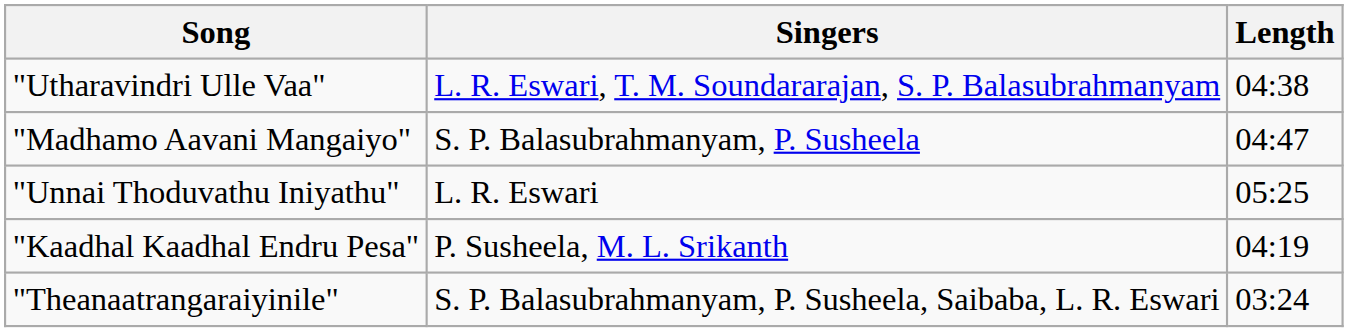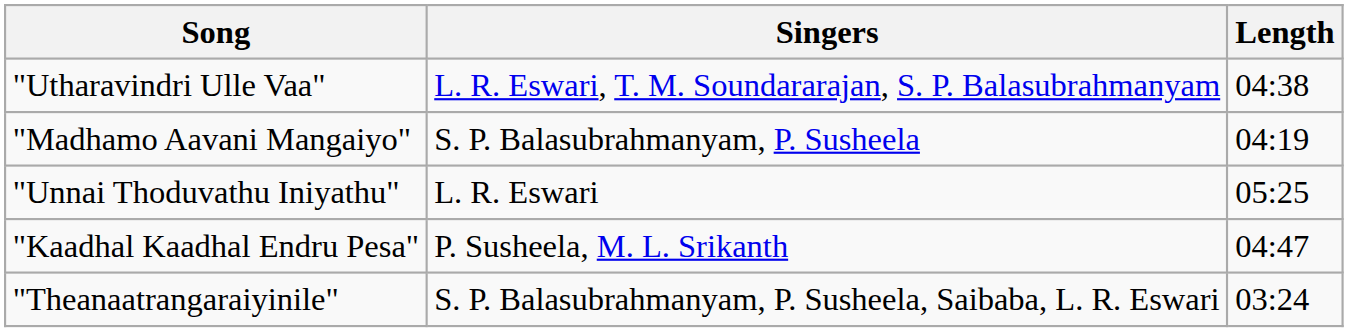(1272, 138) 04:47 -> (1272, 138) 04:19
(1272, 246) 04:19 -> (1272, 246) 04:47
